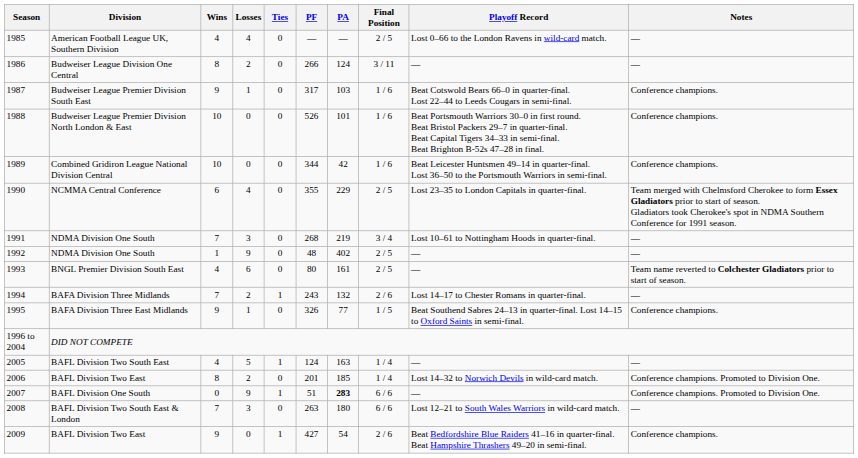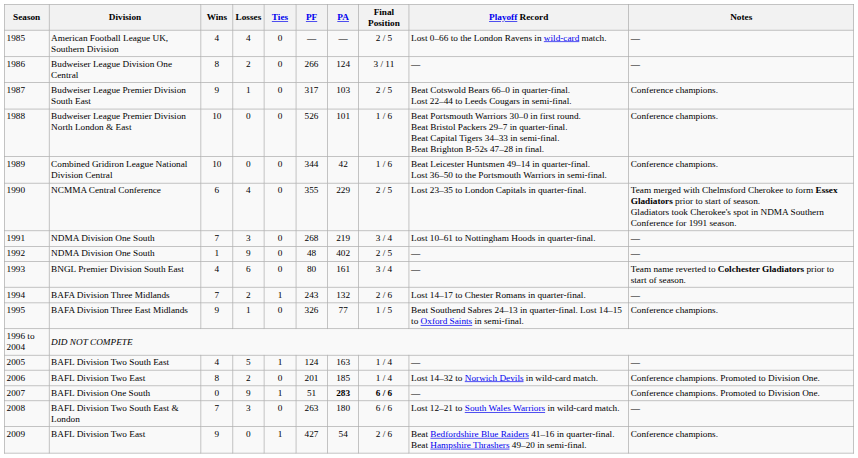(384, 90) 1 / 6 -> (384, 90) 2 / 5
(384, 268) 2 / 5 -> (384, 268) 3 / 4
(384, 392) normal -> (384, 392) bold
